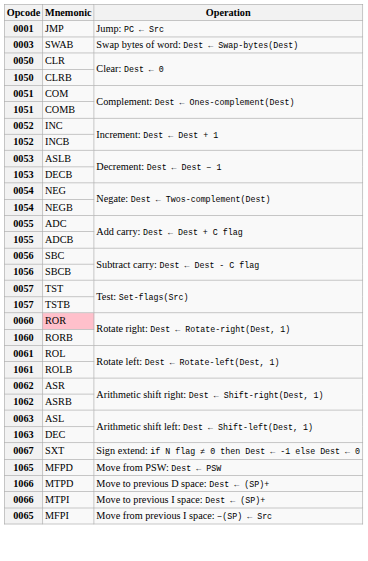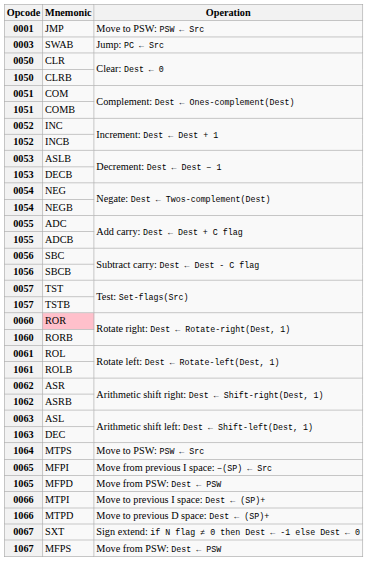(130, 29) Jump: PC ← Src -> (150, 29) Move to PSW: PSW ← Src
(197, 45) Swap bytes of word: Dest ← Swap-bytes(Dest) -> (130, 45) Jump: PC ← Src
+ row: (23, 451)
rows swapped: (23, 516) <-> (23, 451)
rows swapped: (23, 499) <-> (23, 483)
+ row: (23, 548)
